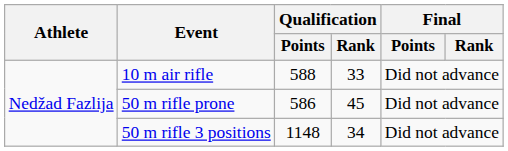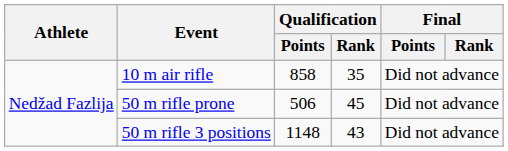(303, 75) 588 -> (303, 75) 858
(356, 75) 33 -> (356, 75) 35
(303, 103) 586 -> (303, 103) 506
(356, 132) 34 -> (356, 132) 43
